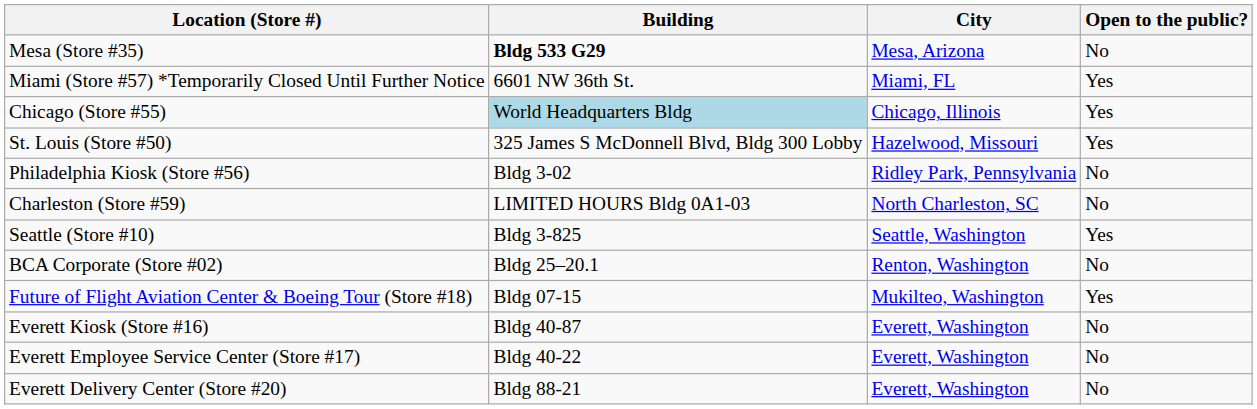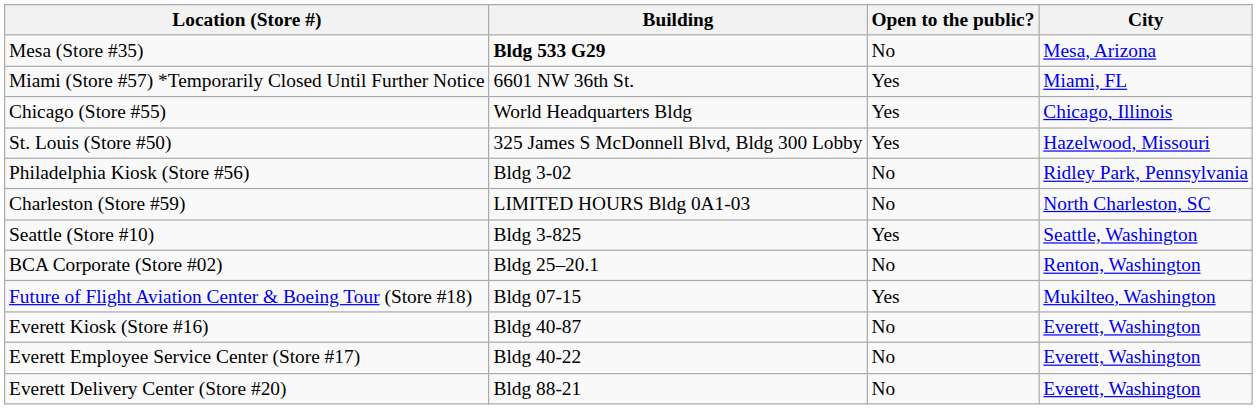columns swapped: (974, 19) <-> (1167, 19)
(593, 111) lightblue background -> (593, 111) no background
